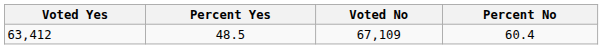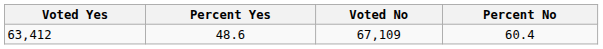(230, 34) 48.5 -> (230, 34) 48.6
